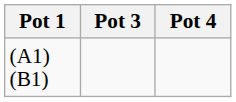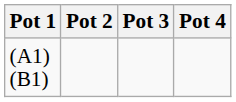+ column: (89, 21)
